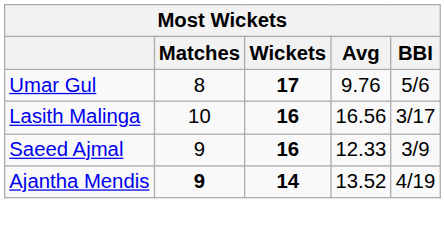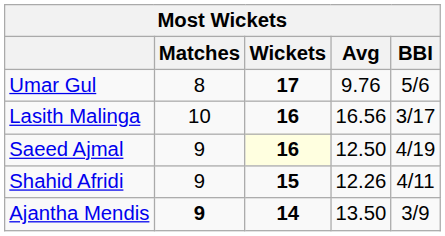(288, 149) no background -> (288, 149) lightyellow background
(361, 149) 12.33 -> (361, 149) 12.50
(415, 149) 3/9 -> (415, 149) 4/19
+ row: (66, 181)
(361, 181) 13.52 -> (361, 213) 13.50
(415, 181) 4/19 -> (415, 213) 3/9
